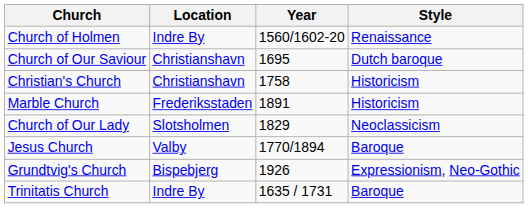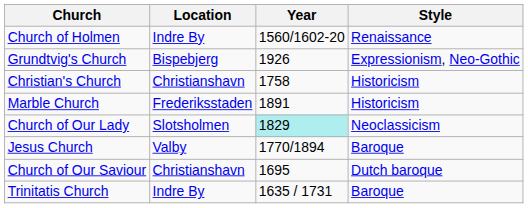rows swapped: (77, 59) <-> (67, 170)
(274, 125) no background -> (274, 125) paleturquoise background
